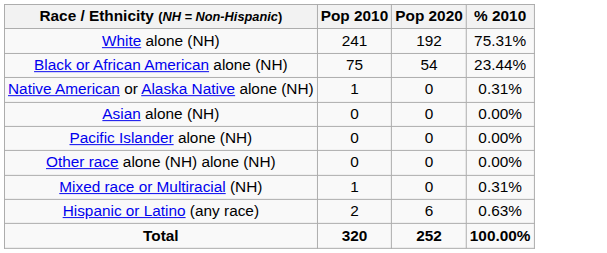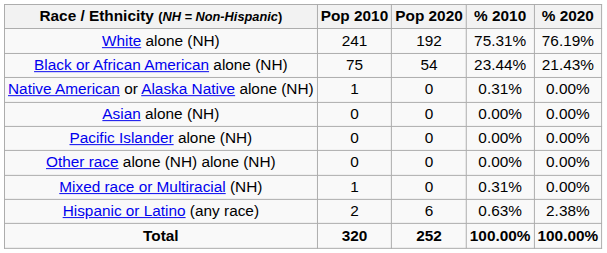+ column: (568, 16)
